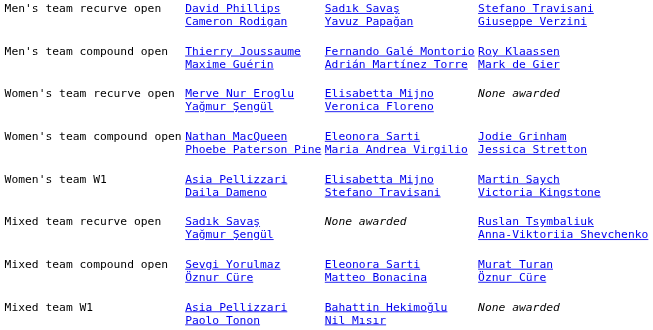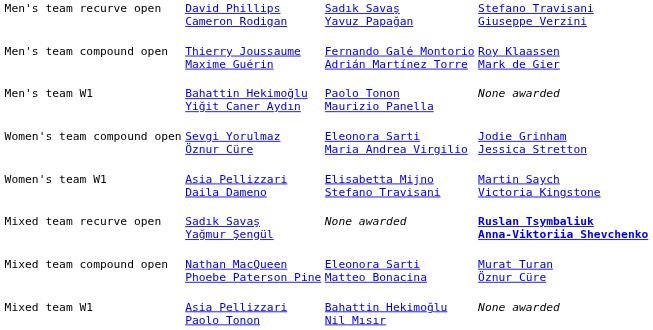+ row: (49, 93)
- row: (90, 93)
(253, 143) Nathan MacQueen Phoebe Paterson Pine -> (233, 143) Sevgi Yorulmaz Öznur Cüre
(563, 228) normal -> (563, 228) bold
(233, 270) Sevgi Yorulmaz Öznur Cüre -> (253, 270) Nathan MacQueen Phoebe Paterson Pine
